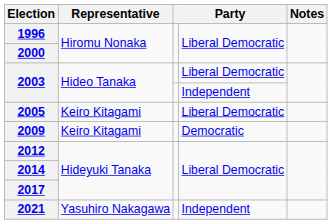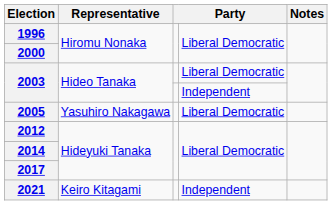(101, 111) Keiro Kitagami -> (115, 111) Yasuhiro Nakagawa
- row: (31, 131)
(115, 209) Yasuhiro Nakagawa -> (101, 190) Keiro Kitagami
